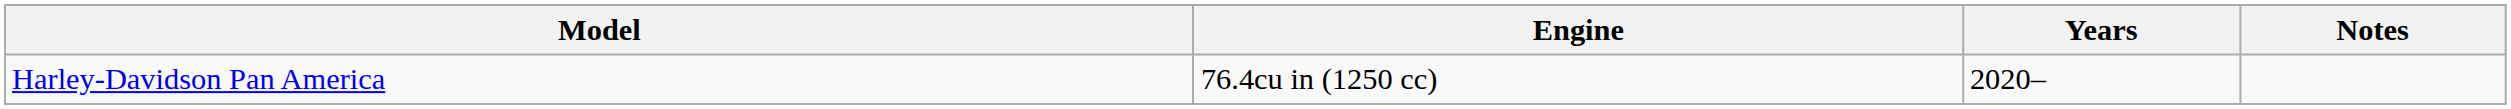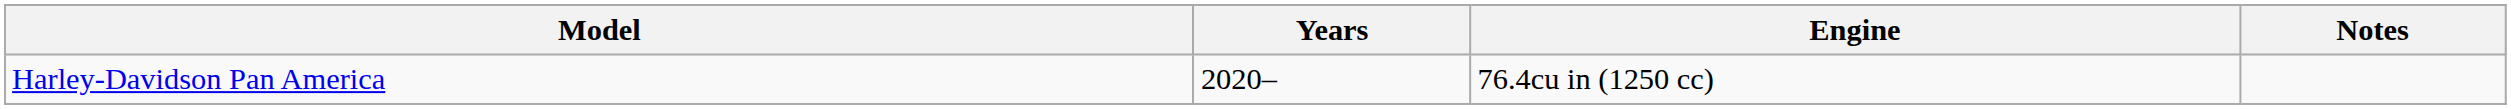columns swapped: (1578, 29) <-> (2101, 29)
